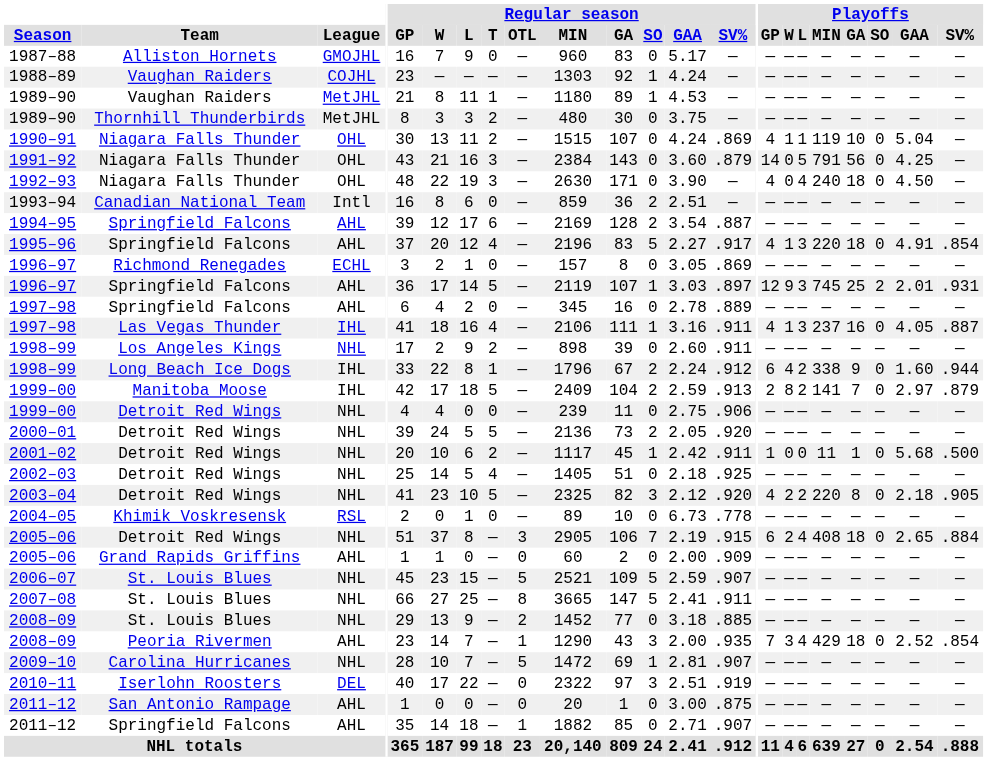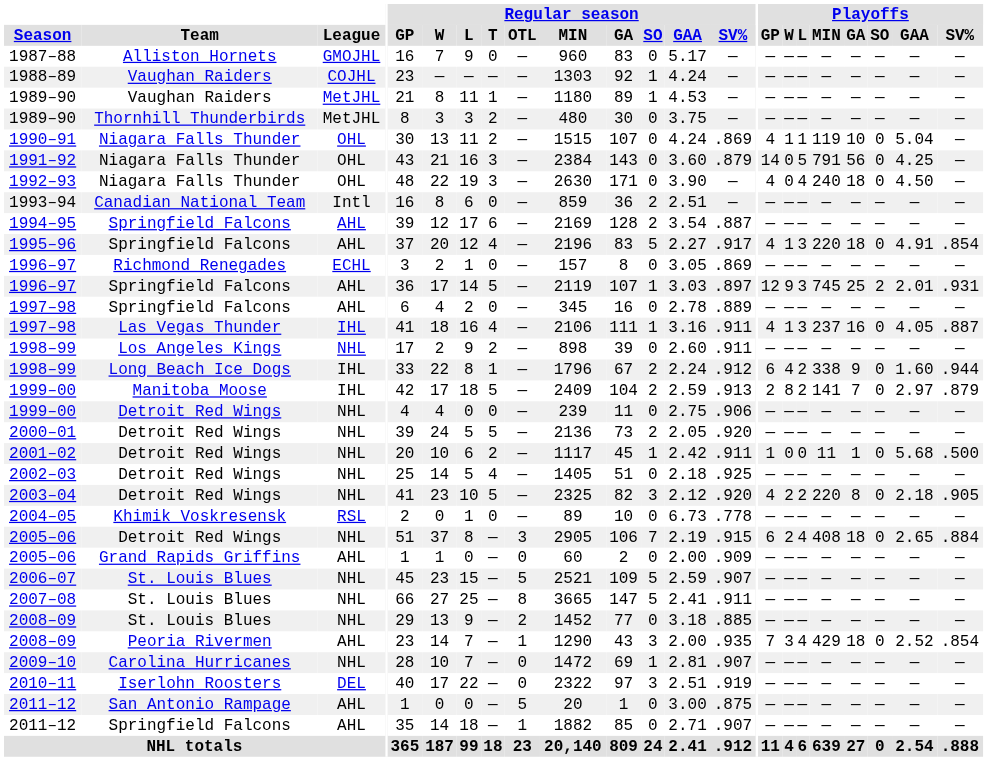(522, 663) 5 -> (522, 663) 0
(522, 704) 0 -> (522, 704) 5
